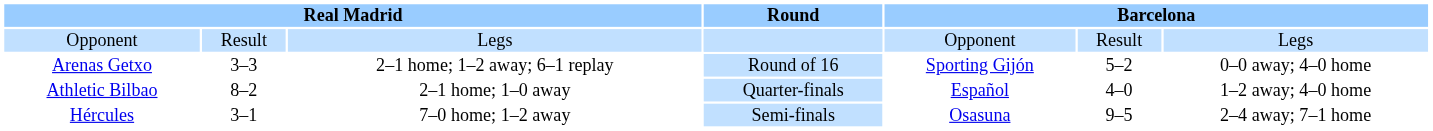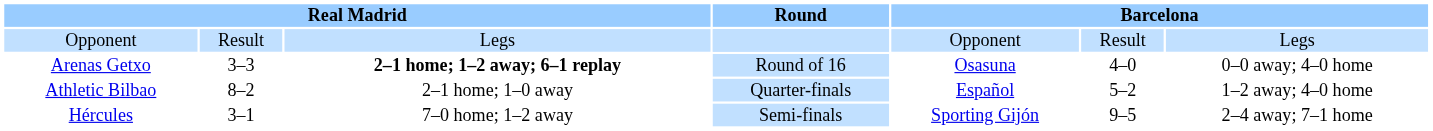(495, 65) normal -> (497, 65) bold
(980, 65) Sporting Gijón -> (985, 65) Osasuna
(1119, 65) 5–2 -> (1123, 65) 4–0
(1119, 90) 4–0 -> (1123, 90) 5–2
(980, 114) Osasuna -> (985, 114) Sporting Gijón
